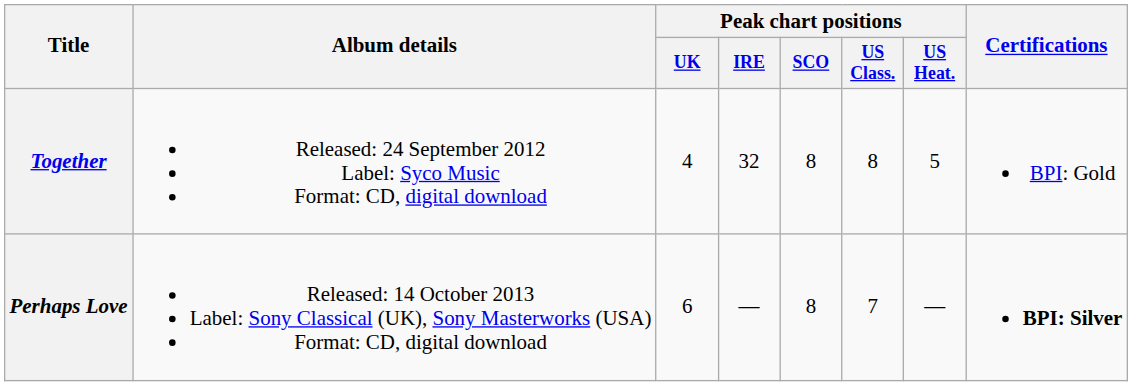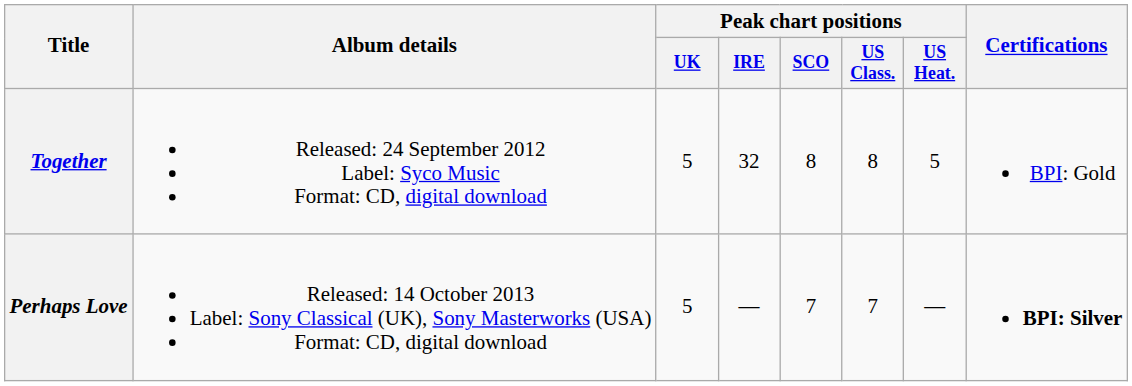(687, 161) 4 -> (687, 161) 5
(687, 306) 6 -> (687, 306) 5
(811, 306) 8 -> (811, 306) 7
